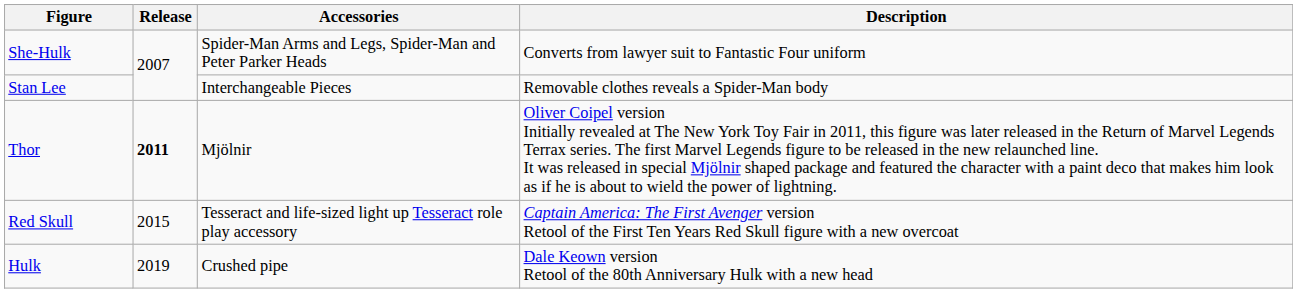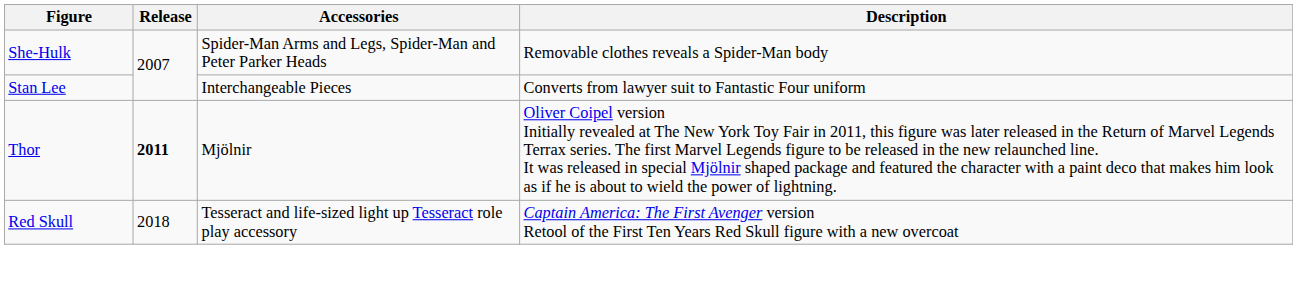(695, 52) Converts from lawyer suit to Fantastic Four uniform -> (676, 52) Removable clothes reveals a Spider-Man body
(676, 87) Removable clothes reveals a Spider-Man body -> (695, 87) Converts from lawyer suit to Fantastic Four uniform
(153, 221) 2015 -> (153, 221) 2018
- row: (25, 266)
